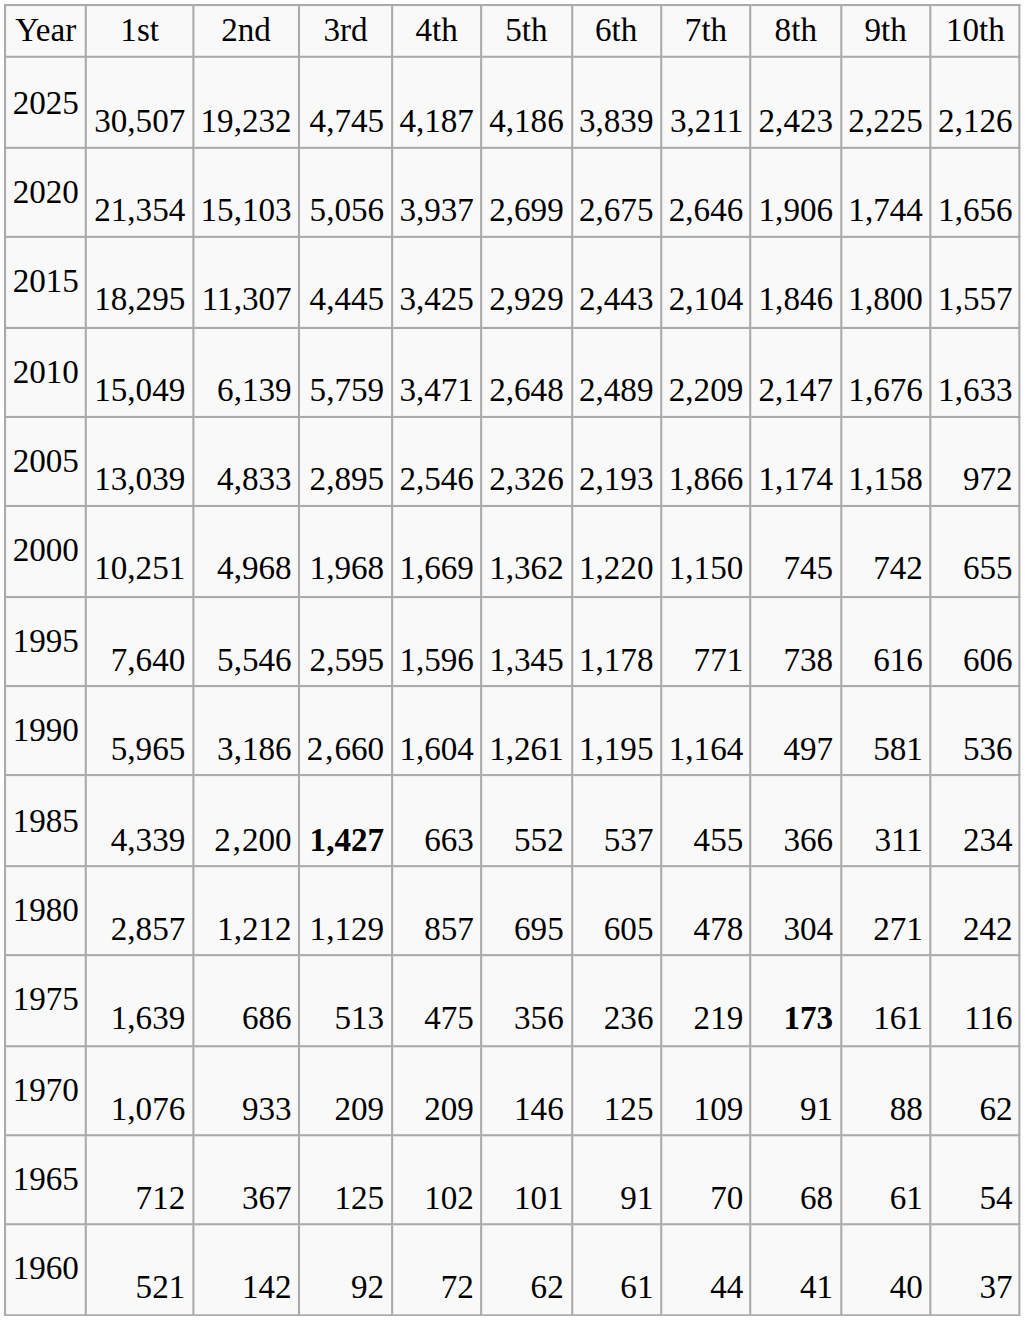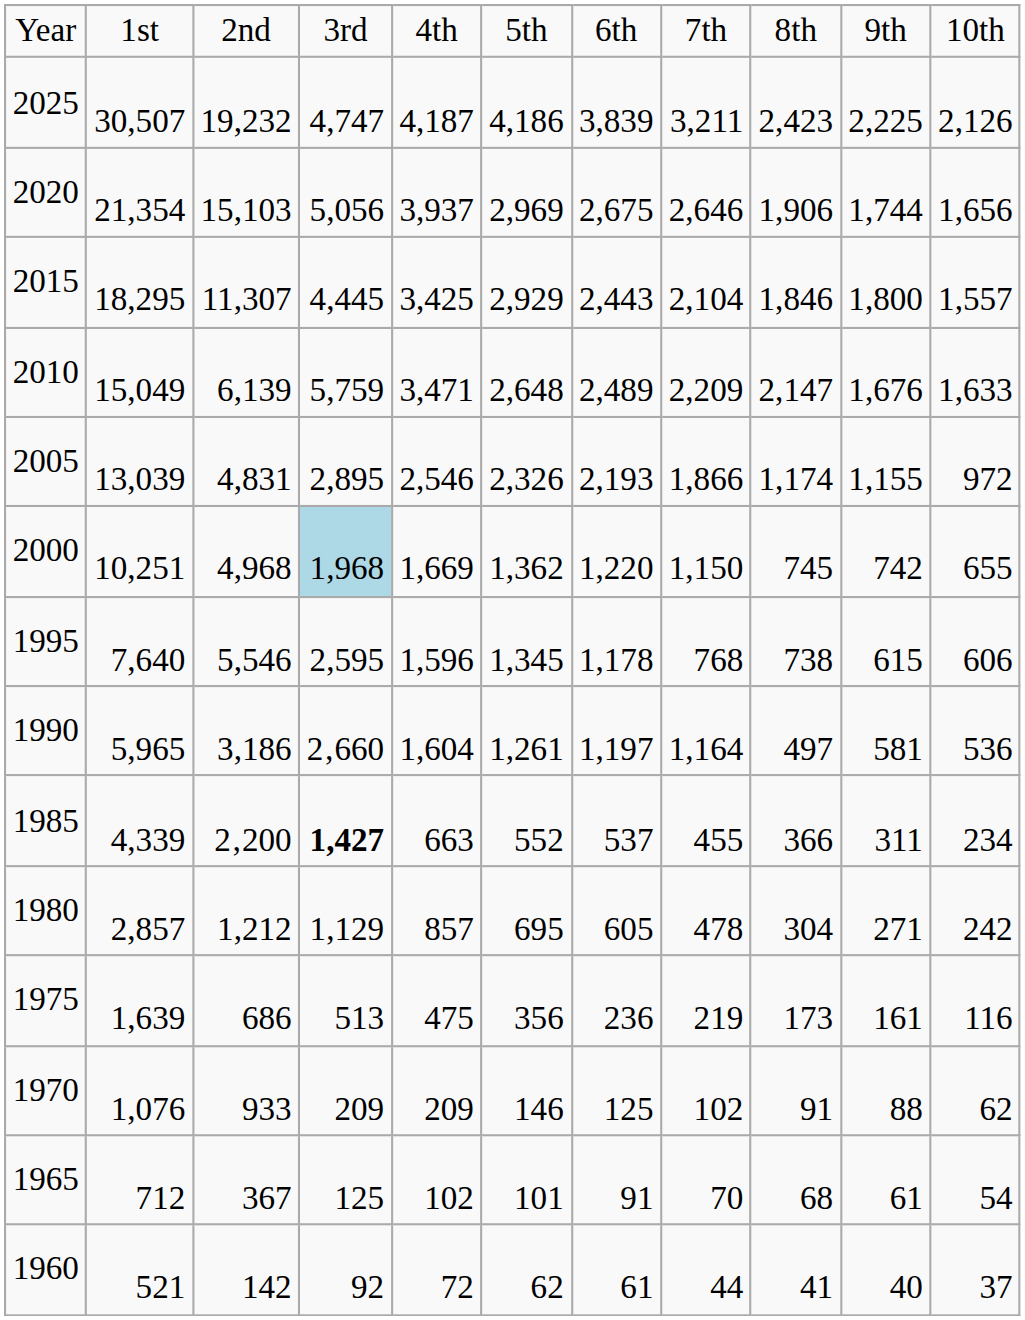(347, 120) 4,745 -> (347, 120) 4,747
(526, 210) 2,699 -> (526, 210) 2,969
(254, 479) 4,833 -> (254, 479) 4,831
(886, 479) 1,158 -> (886, 479) 1,155
(347, 569) no background -> (347, 569) lightblue background
(718, 659) 771 -> (718, 659) 768
(898, 659) 616 -> (898, 659) 615
(616, 749) 1,195 -> (616, 749) 1,197
(808, 1018) bold -> (808, 1018) normal
(718, 1108) 109 -> (718, 1108) 102
